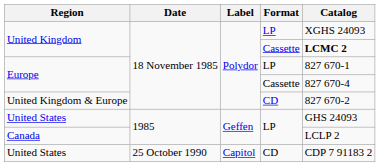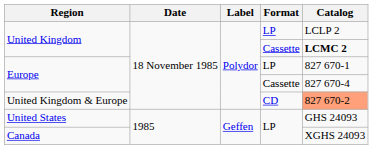(335, 30) XGHS 24093 -> (322, 30) LCLP 2
(327, 100) no background -> (327, 100) lightsalmon background
(322, 135) LCLP 2 -> (335, 135) XGHS 24093
- row: (36, 153)
